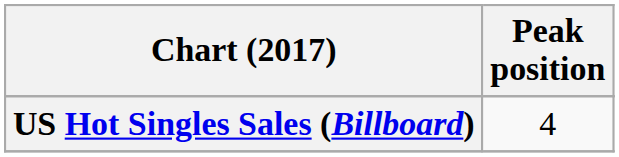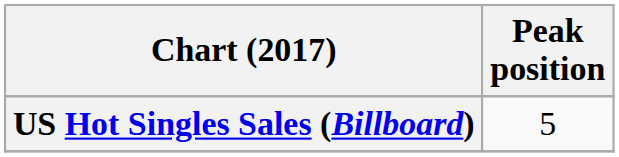(548, 123) 4 -> (548, 123) 5
